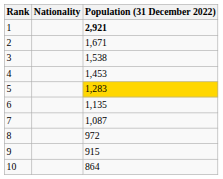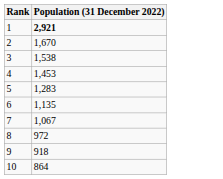- column: (57, 12)
(96, 43) 1,671 -> (45, 43) 1,670
(96, 89) gold background -> (45, 89) no background
(96, 120) 1,087 -> (45, 120) 1,067
(92, 151) 915 -> (41, 151) 918
